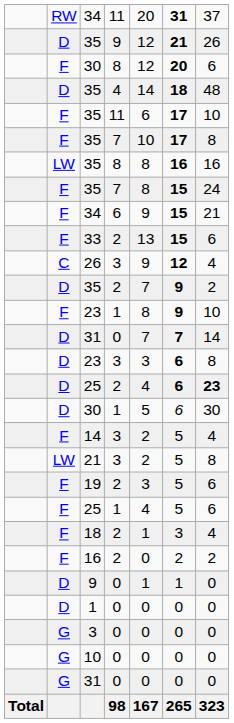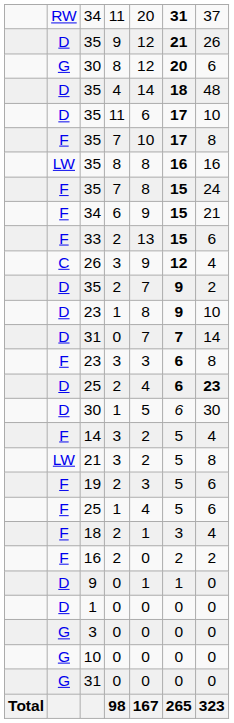(64, 66) F -> (64, 66) G
(64, 115) F -> (64, 115) D
(64, 312) F -> (64, 312) D
(64, 361) D -> (64, 361) F
